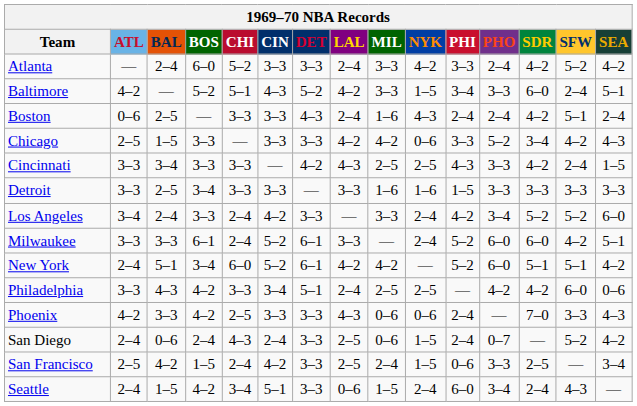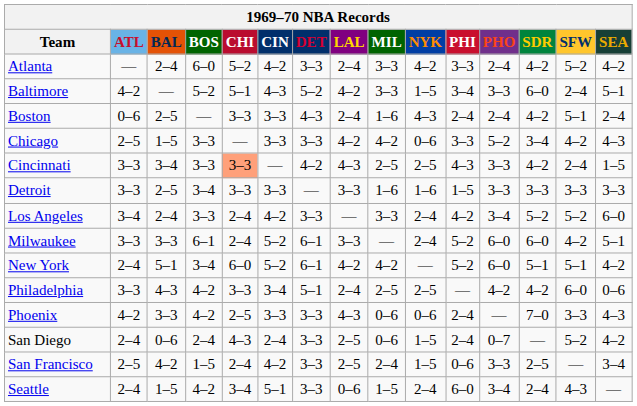(275, 66) 3–3 -> (275, 66) 4–2
(240, 165) no background -> (240, 165) lightsalmon background
